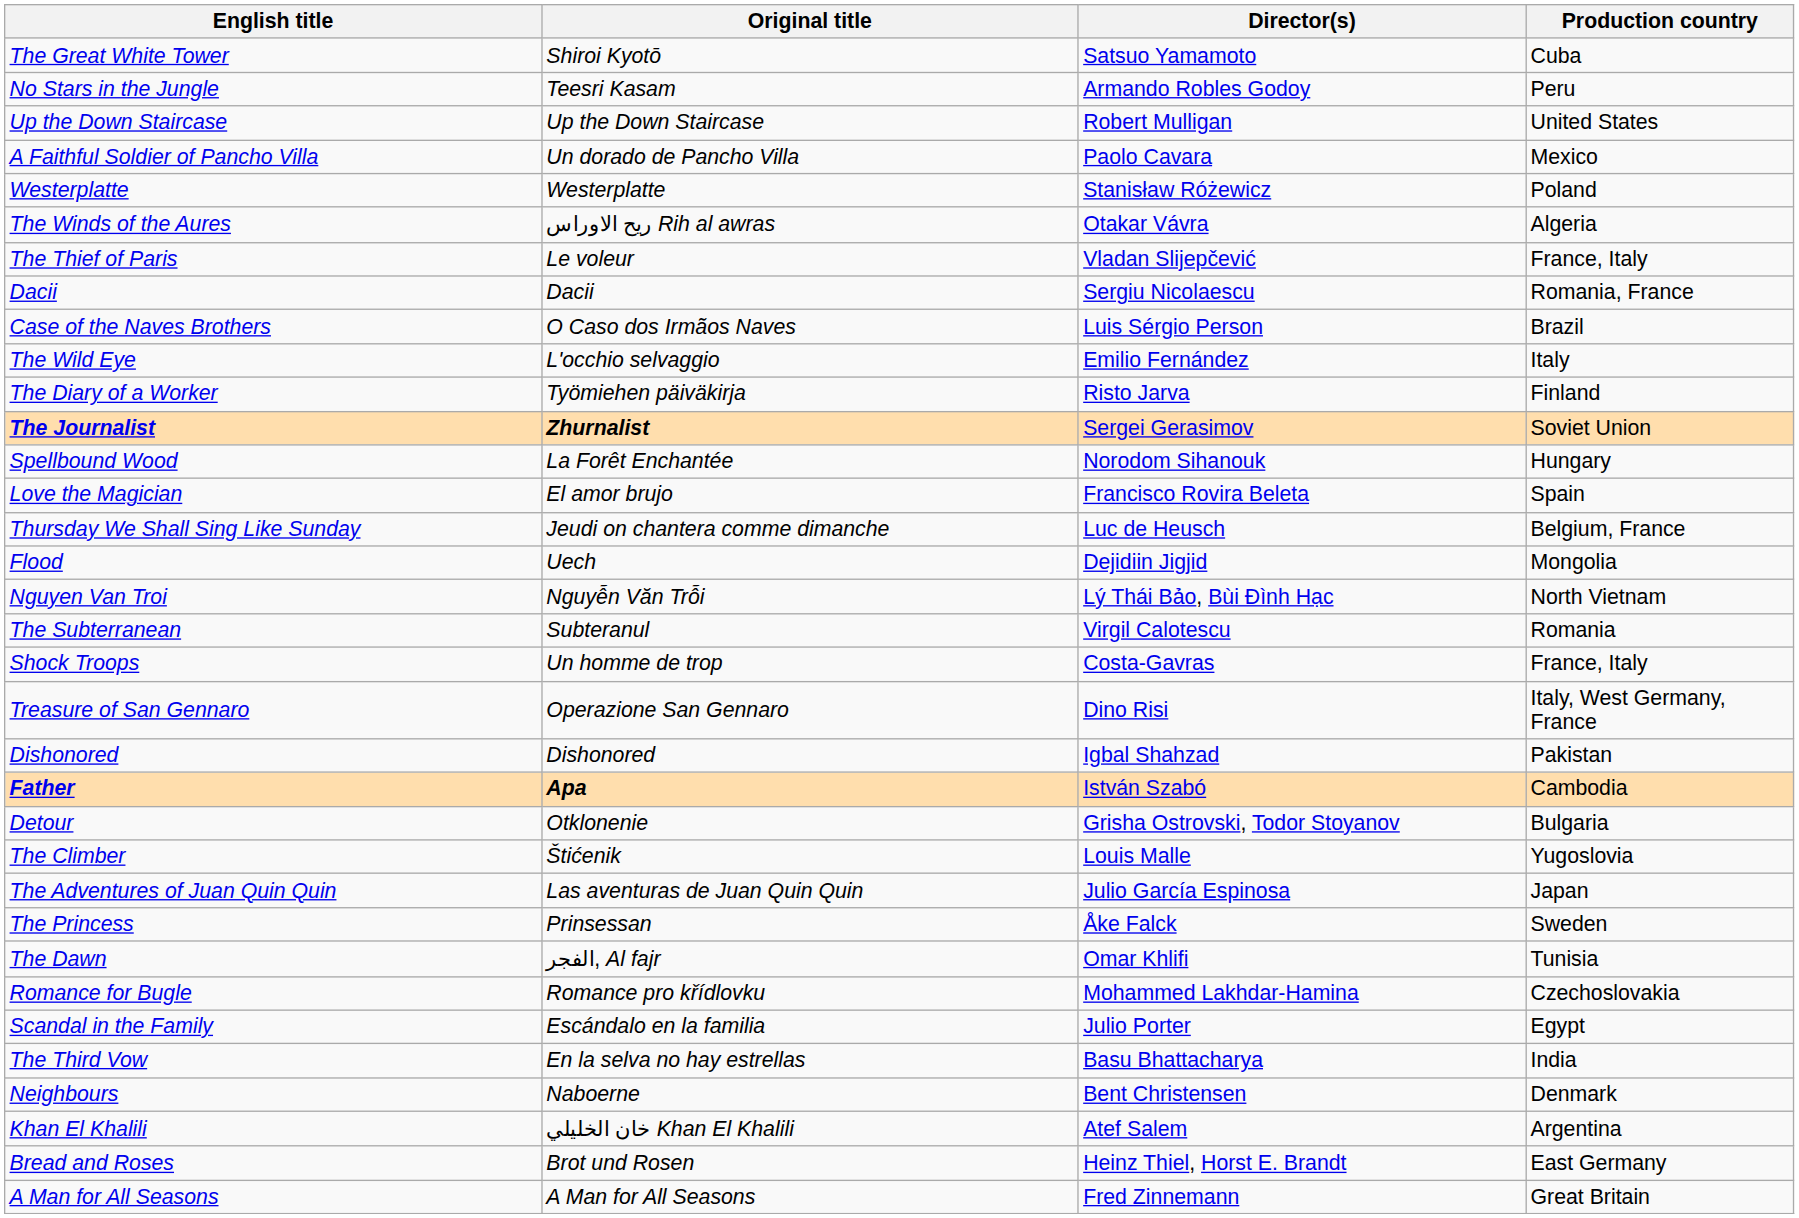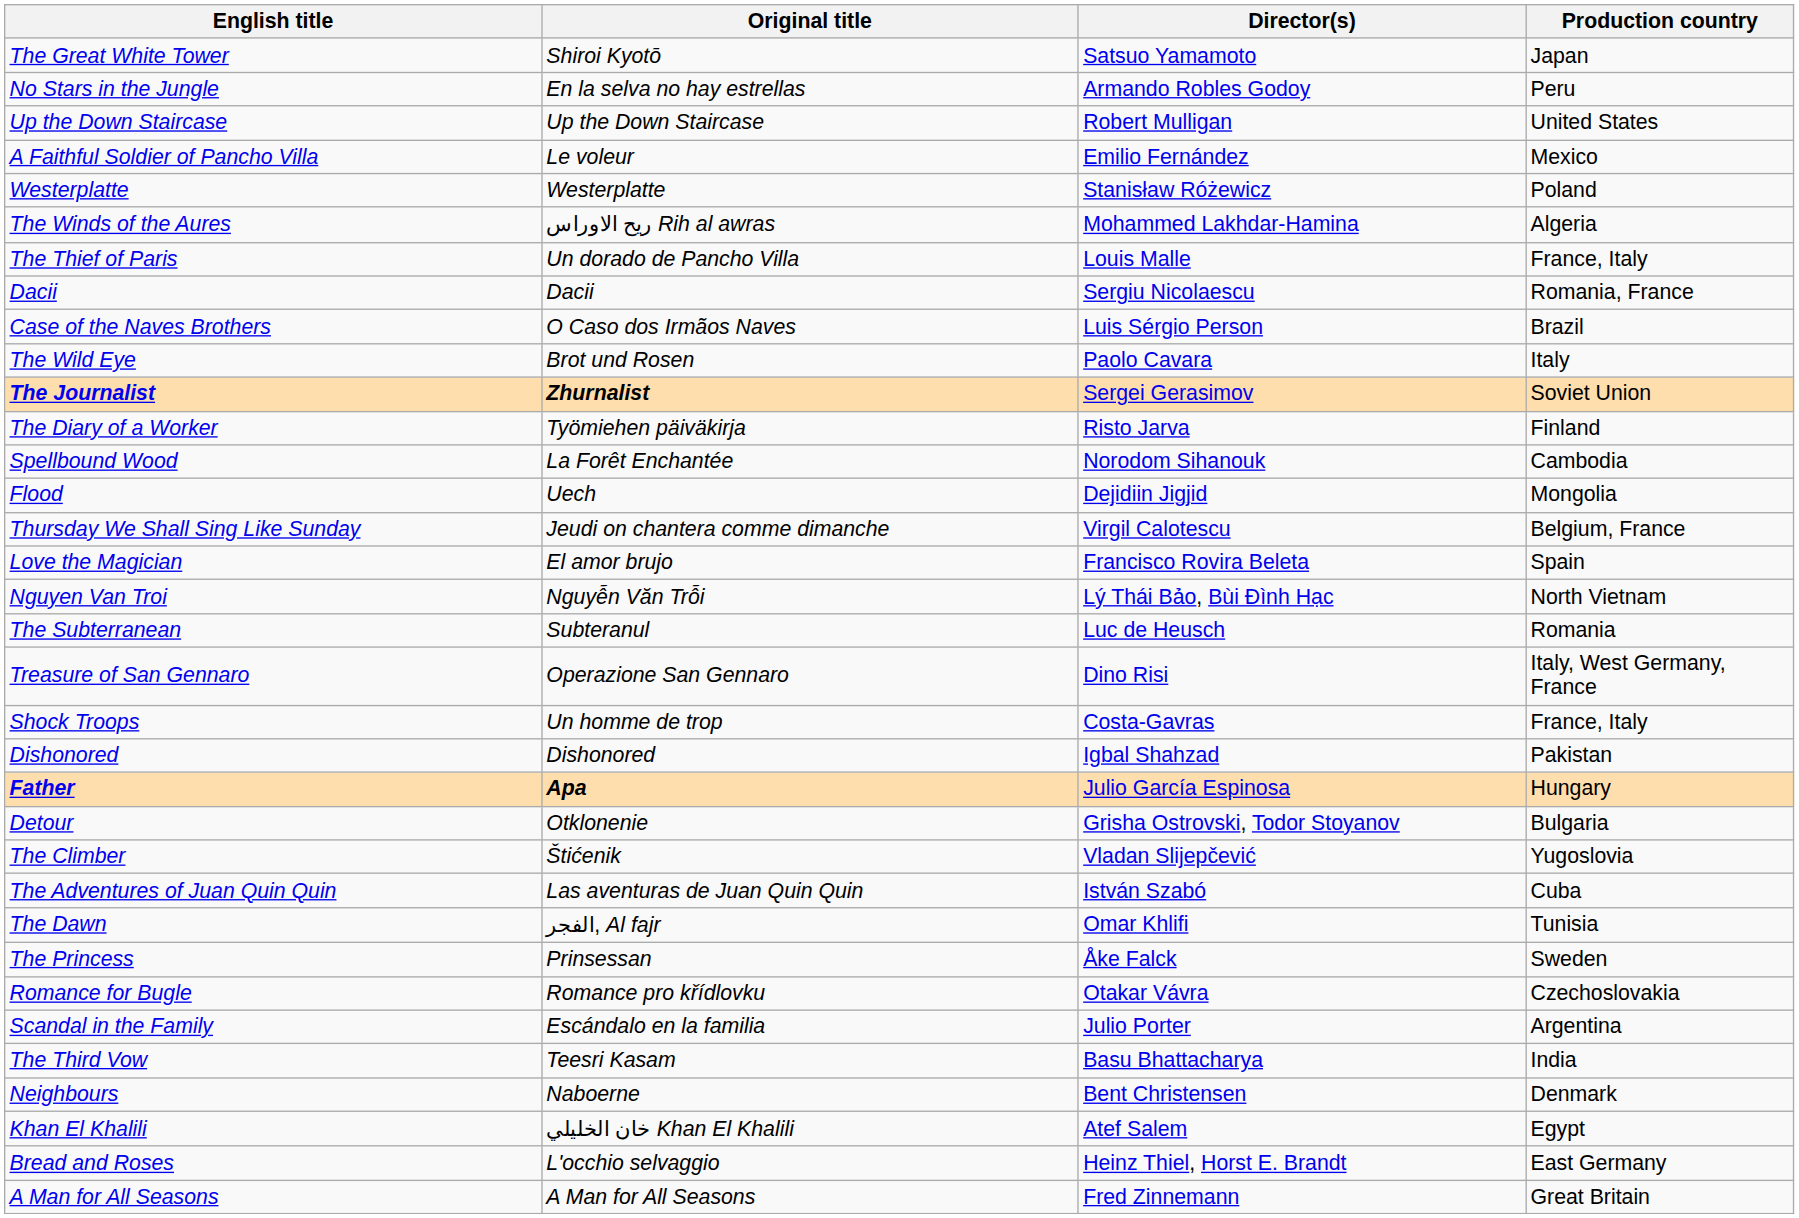(1556, 55) Cuba -> (1559, 55) Japan
(611, 88) Teesri Kasam -> (676, 88) En la selva no hay estrellas
(673, 156) Un dorado de Pancho Villa -> (590, 156) Le voleur
(1148, 156) Paolo Cavara -> (1166, 156) Emilio Fernández
(1146, 224) Otakar Vávra -> (1221, 224) Mohammed Lakhdar-Hamina
(590, 258) Le voleur -> (673, 258) Un dorado de Pancho Villa
(1170, 258) Vladan Slijepčević -> (1137, 258) Louis Malle
(633, 360) L'occhio selvaggio -> (620, 360) Brot und Rosen
(1166, 360) Emilio Fernández -> (1148, 360) Paolo Cavara
rows swapped: (114, 393) <-> (82, 427)
(1571, 461) Hungary -> (1579, 461) Cambodia
rows swapped: (96, 495) <-> (36, 562)
(1154, 528) Luc de Heusch -> (1157, 528) Virgil Calotescu
(1157, 630) Virgil Calotescu -> (1154, 630) Luc de Heusch
rows swapped: (74, 663) <-> (129, 709)
(1145, 789) István Szabó -> (1187, 789) Julio García Espinosa
(1579, 789) Cambodia -> (1571, 789) Hungary
(1137, 856) Louis Malle -> (1170, 856) Vladan Slijepčević
(1187, 890) Julio García Espinosa -> (1145, 890) István Szabó
(1559, 890) Japan -> (1556, 890) Cuba
rows swapped: (72, 924) <-> (58, 958)
(1221, 992) Mohammed Lakhdar-Hamina -> (1146, 992) Otakar Vávra
(1558, 1026) Egypt -> (1576, 1026) Argentina
(676, 1060) En la selva no hay estrellas -> (611, 1060) Teesri Kasam
(1576, 1128) Argentina -> (1558, 1128) Egypt
(620, 1163) Brot und Rosen -> (633, 1163) L'occhio selvaggio
